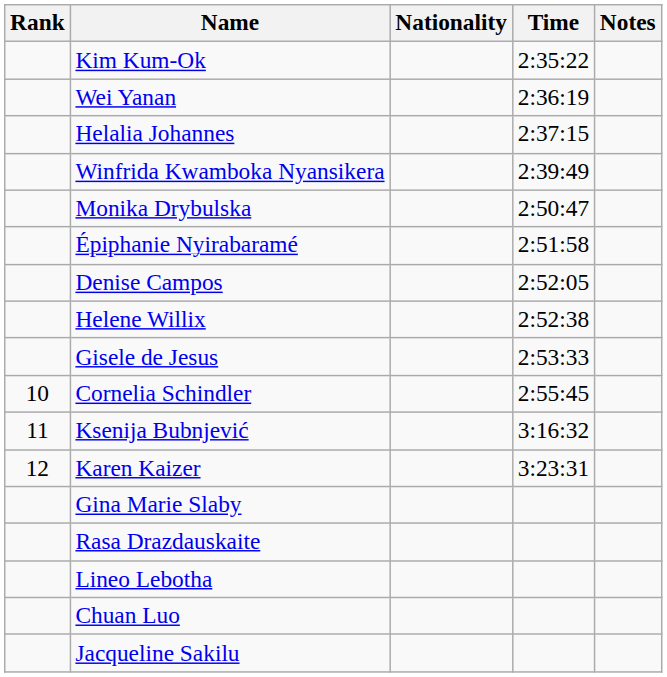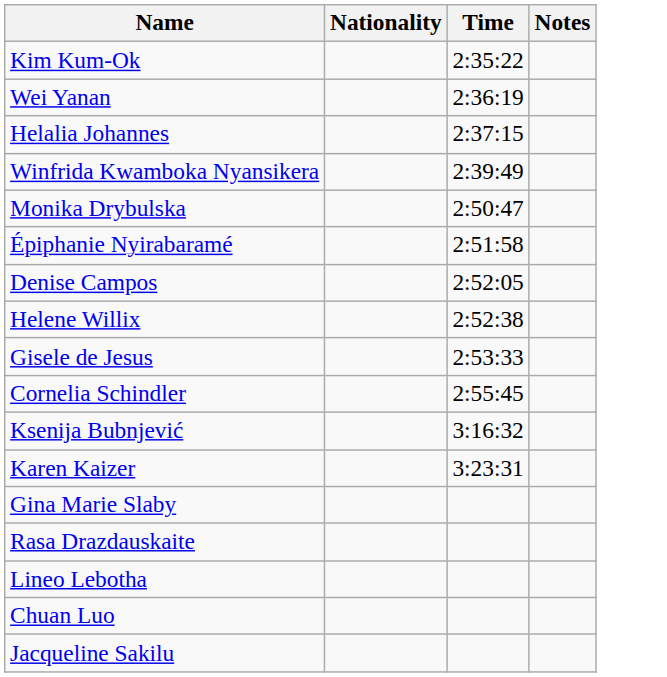- column: (37, 23)
